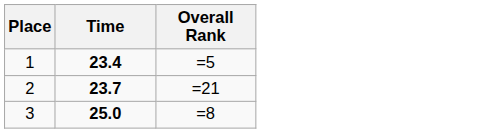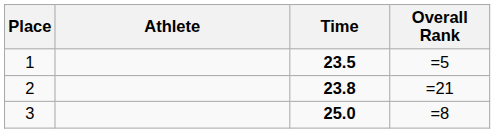+ column: (172, 26)
(105, 62) 23.4 -> (340, 62) 23.5
(105, 88) 23.7 -> (340, 88) 23.8
